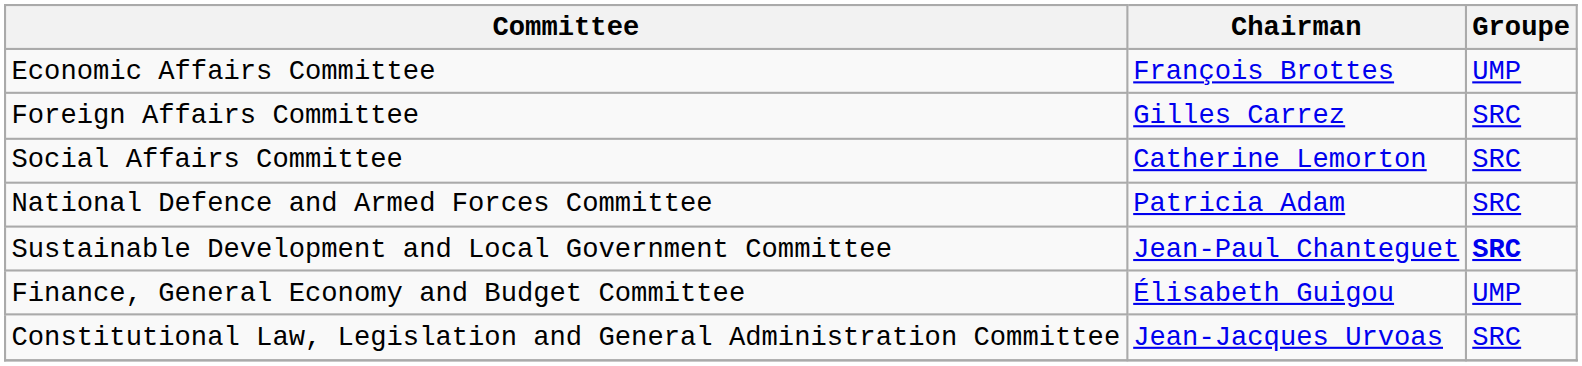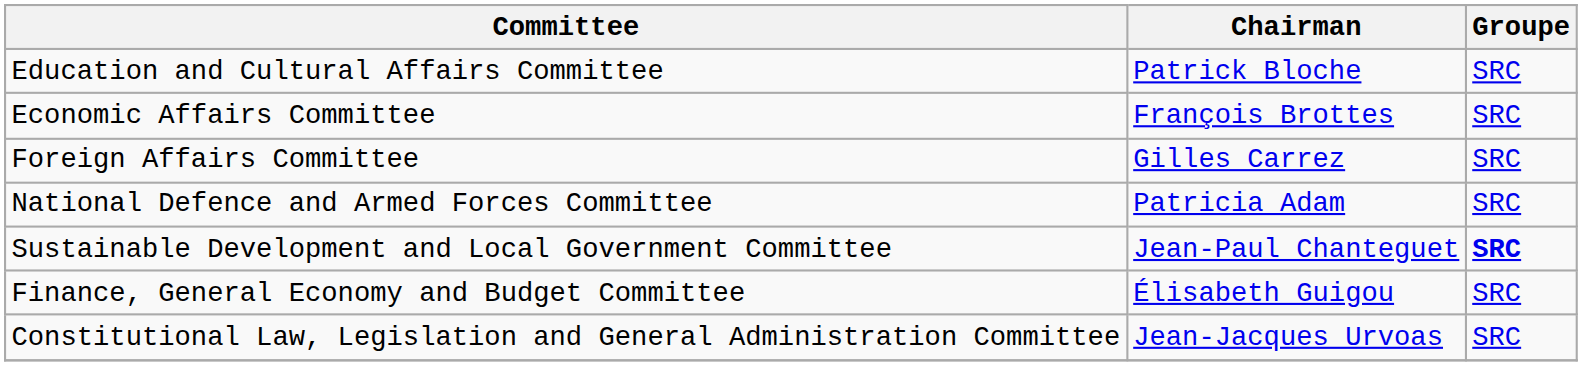+ row: (338, 71)
(1497, 71) UMP -> (1497, 116) SRC
- row: (207, 160)
(1497, 293) UMP -> (1497, 293) SRC
